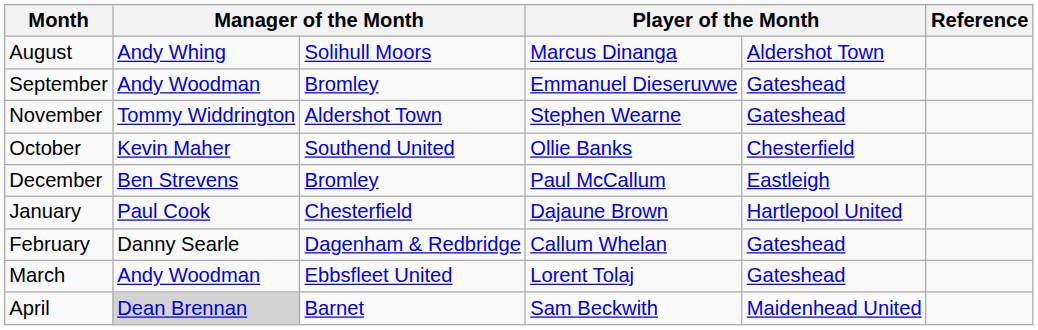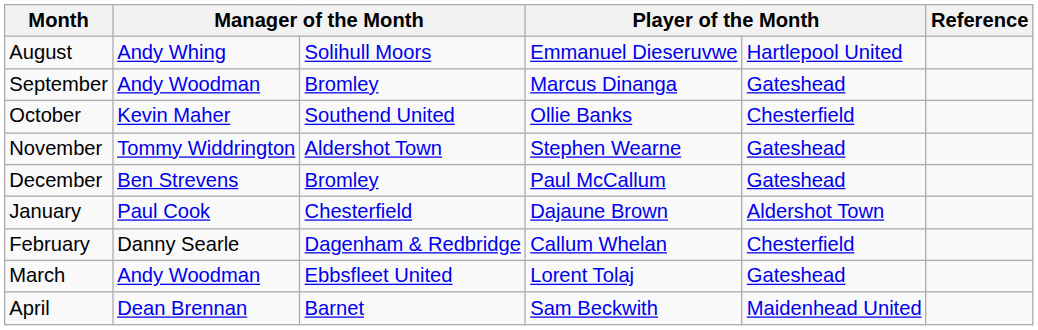(604, 52) Marcus Dinanga -> (634, 52) Emmanuel Dieseruvwe
(816, 52) Aldershot Town -> (825, 52) Hartlepool United
(634, 84) Emmanuel Dieseruvwe -> (604, 84) Marcus Dinanga
rows swapped: (45, 148) <-> (56, 116)
(788, 180) Eastleigh -> (796, 180) Gateshead
(825, 212) Hartlepool United -> (816, 212) Aldershot Town
(796, 244) Gateshead -> (801, 244) Chesterfield
(182, 308) lightgrey background -> (182, 308) no background
